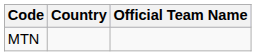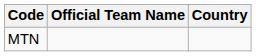columns swapped: (180, 16) <-> (79, 16)
